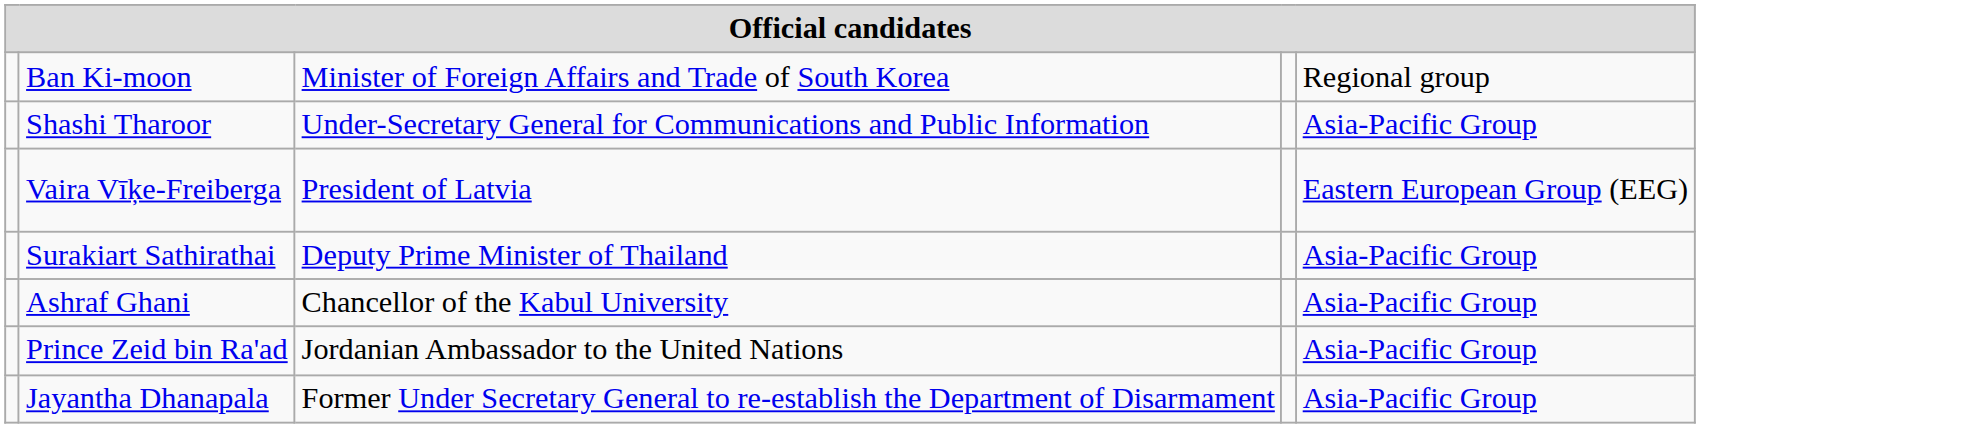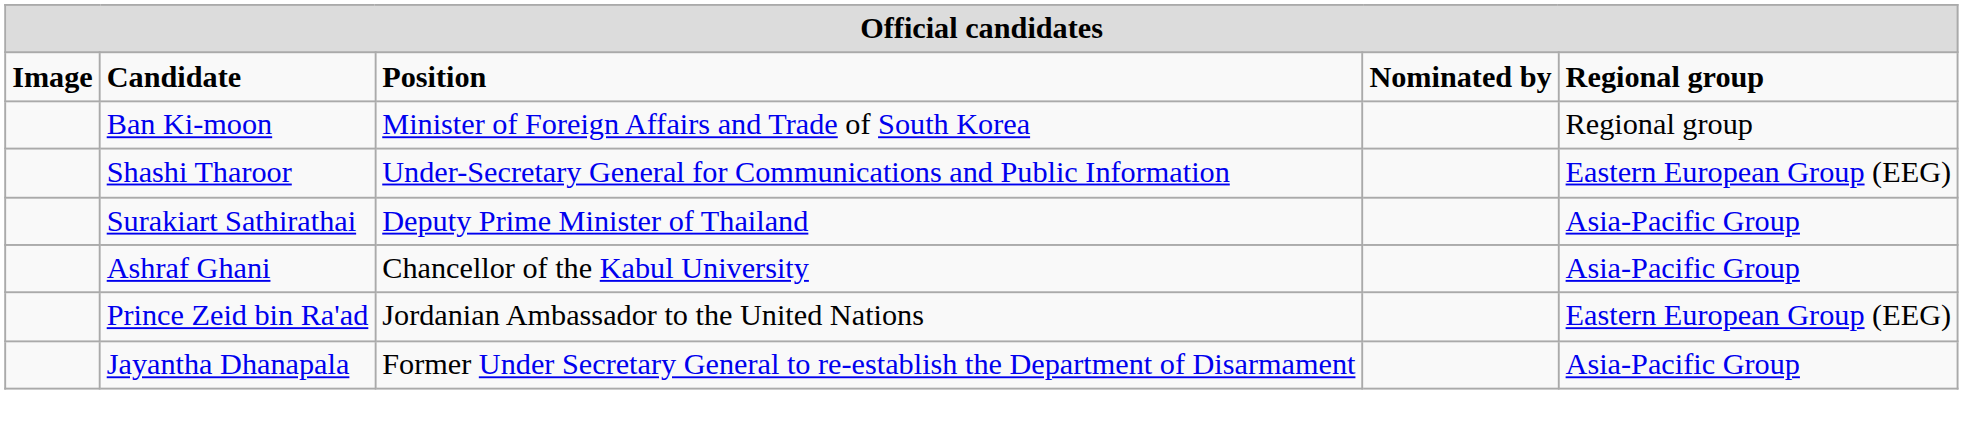+ row: (174, 76)
(1420, 124) Asia-Pacific Group -> (1758, 172) Eastern European Group (EEG)
- row: (154, 189)
(1420, 350) Asia-Pacific Group -> (1758, 316) Eastern European Group (EEG)
